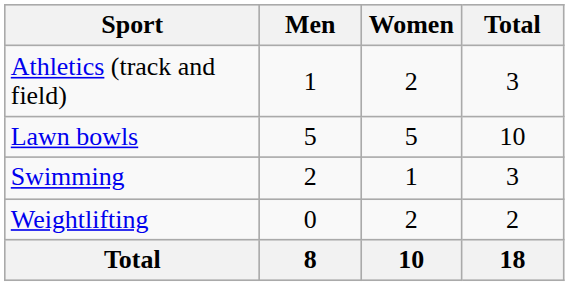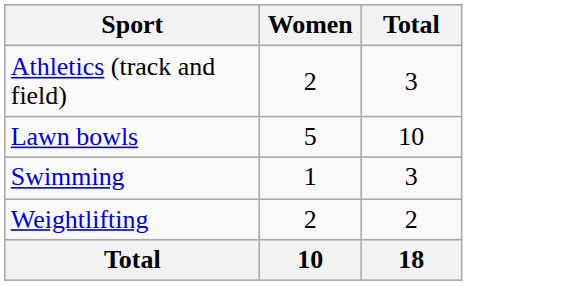- column: (310, 25)
